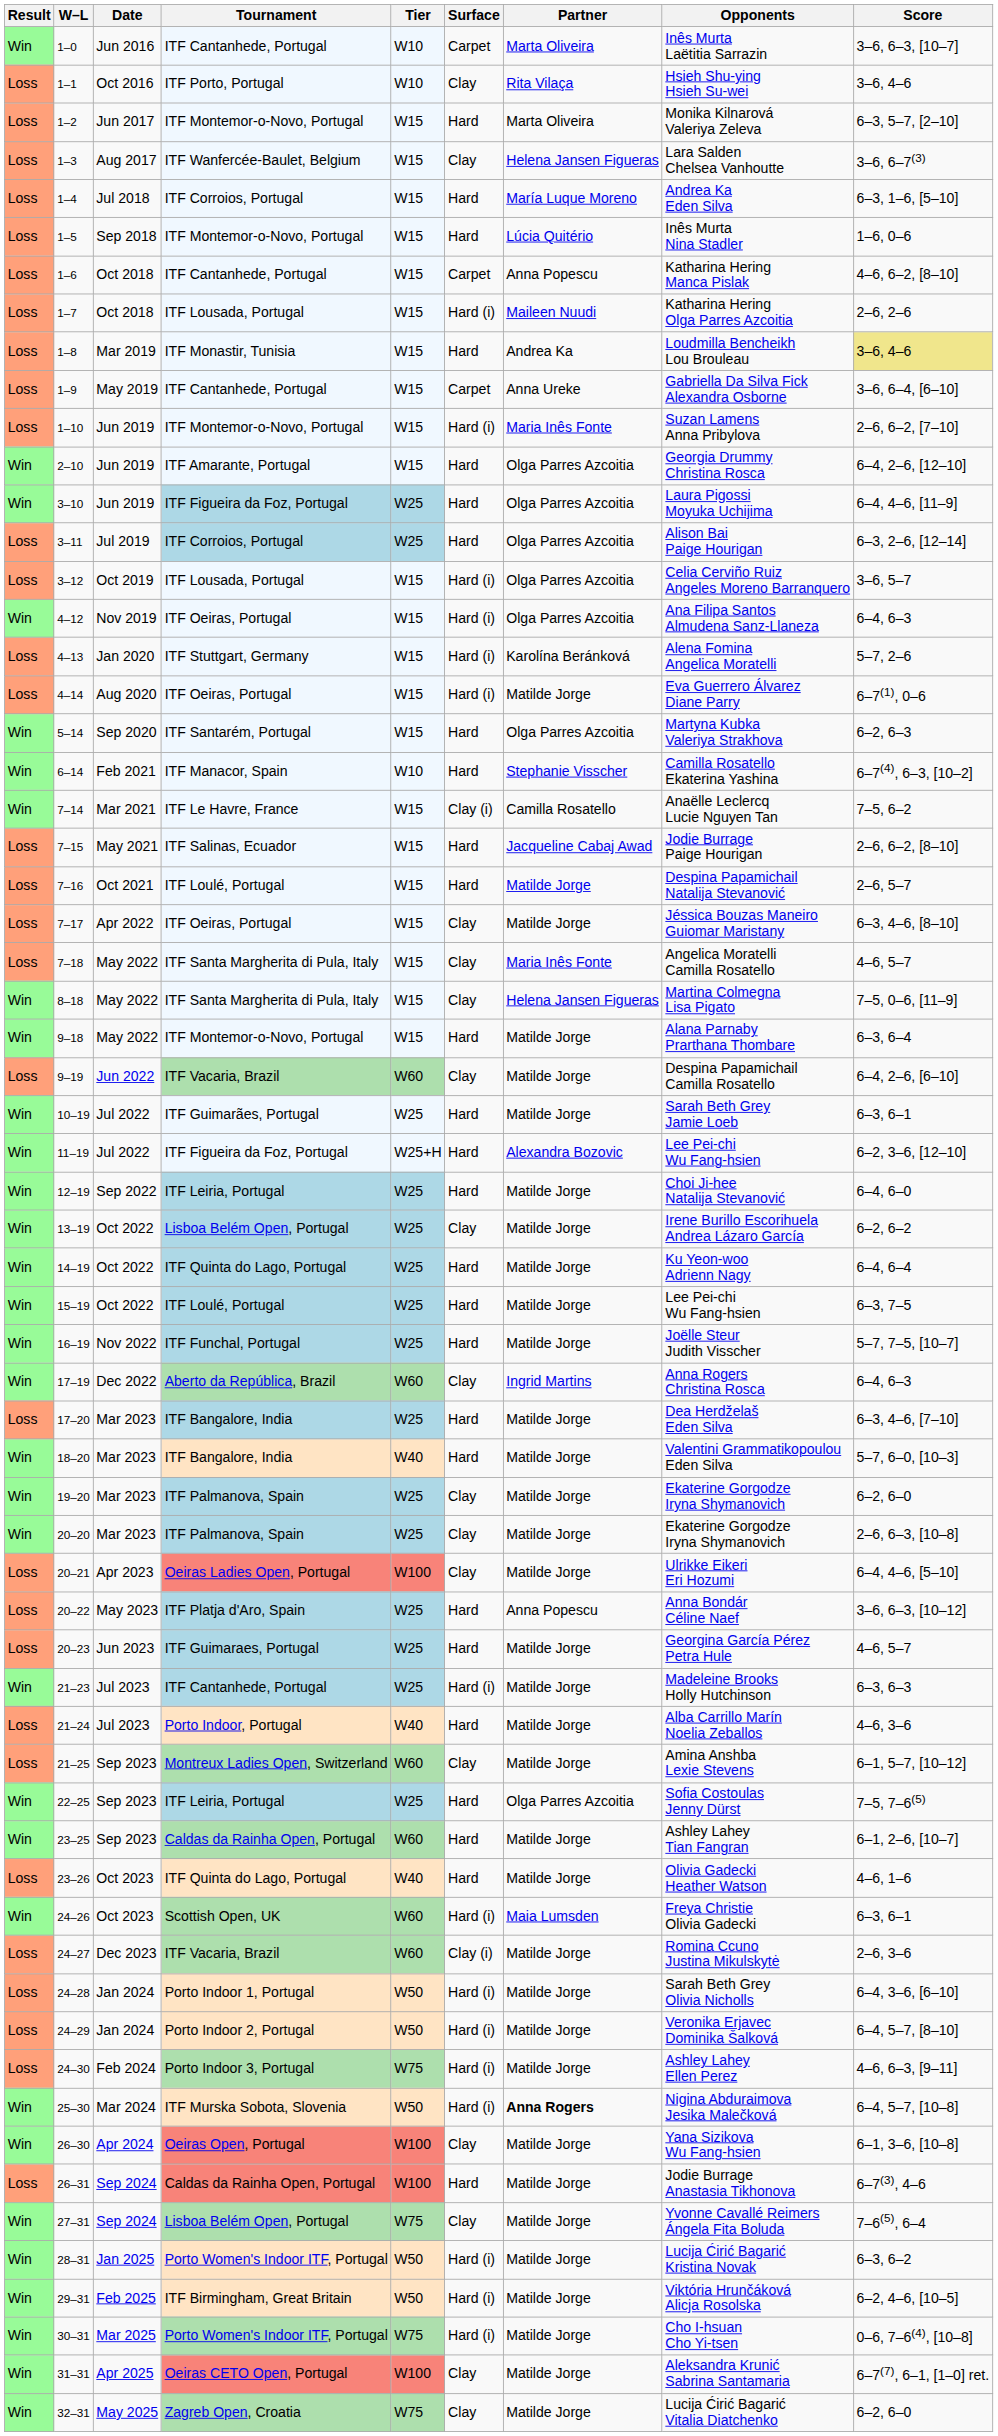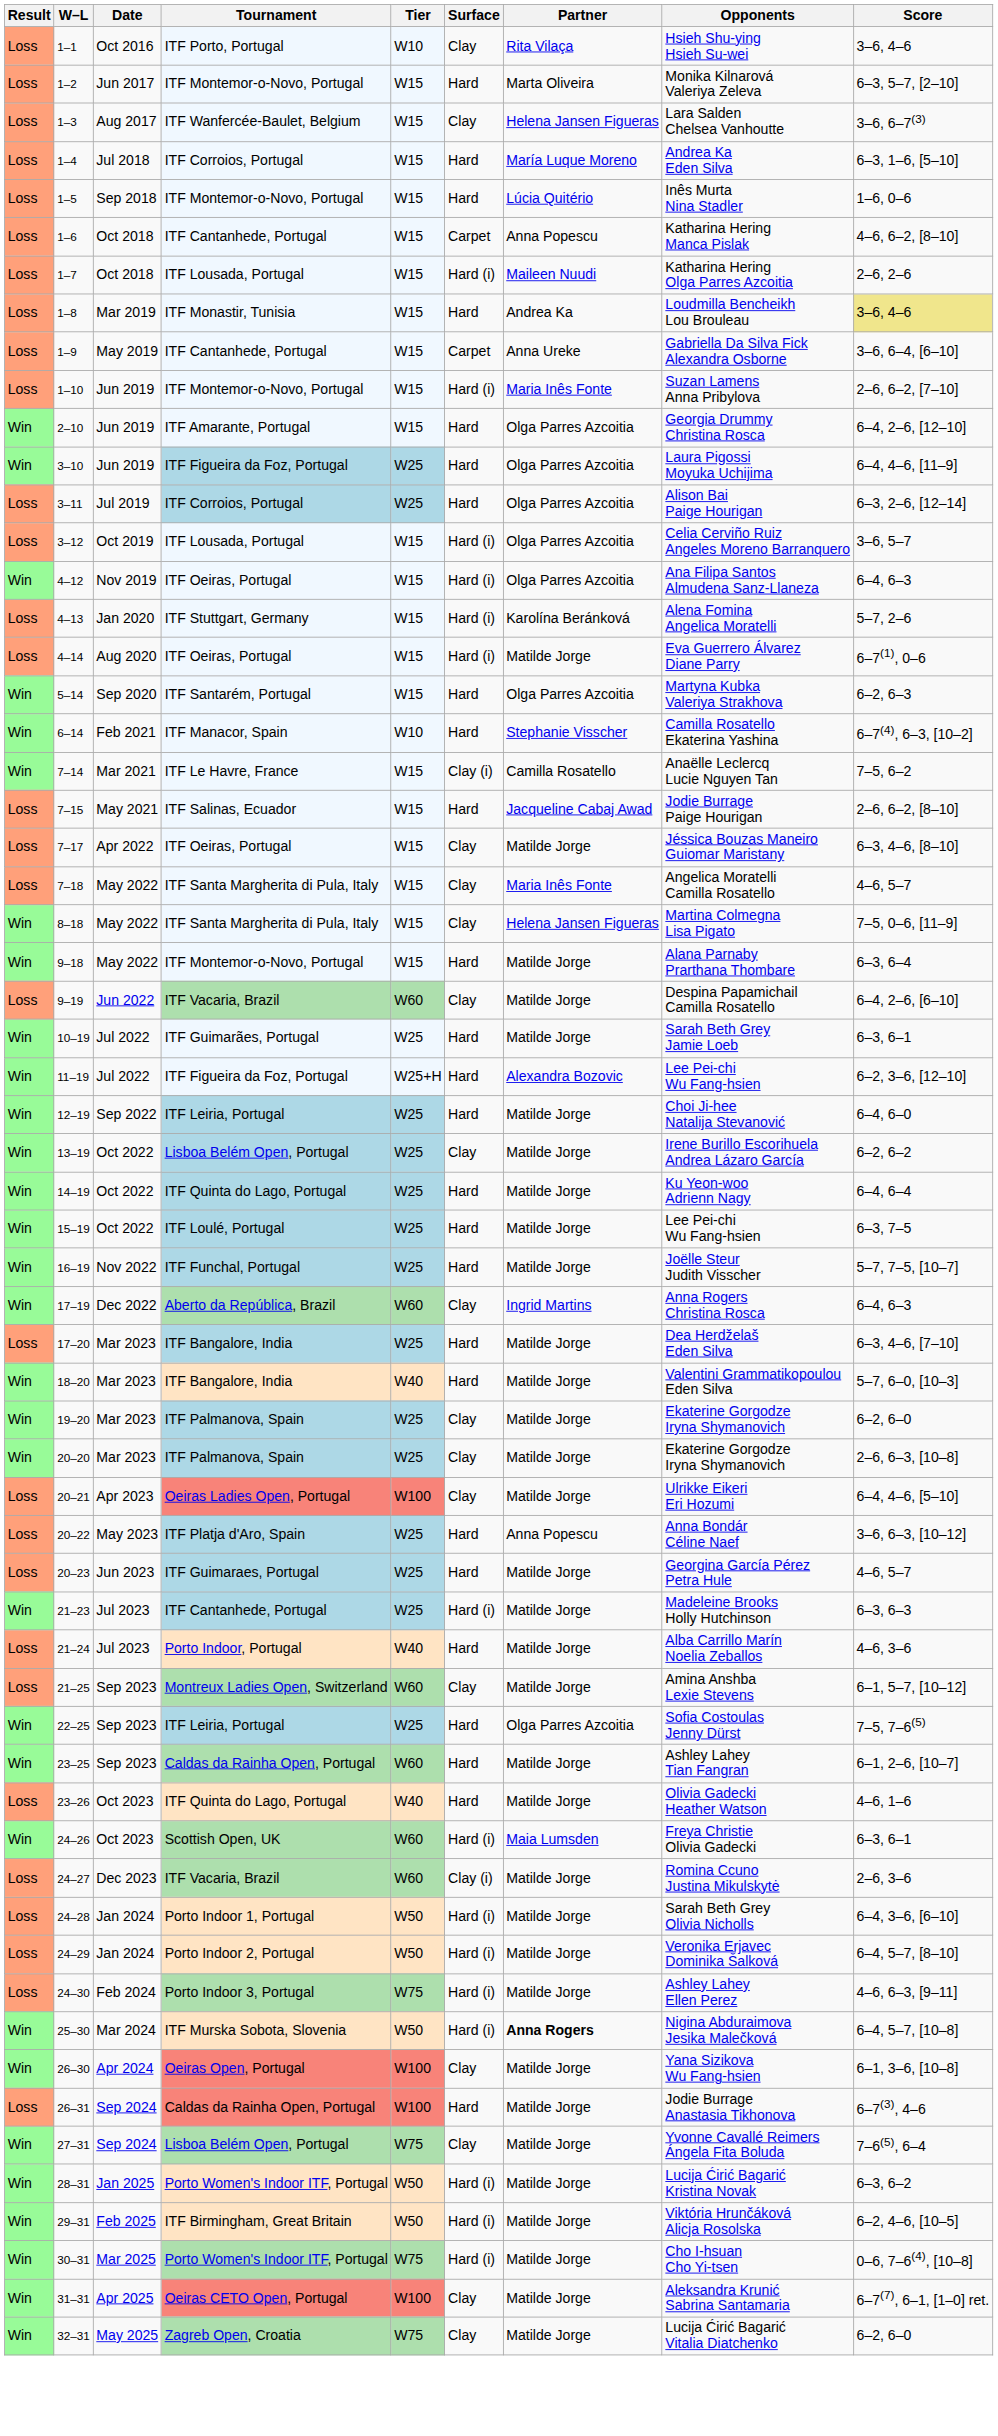- row: (67, 46)
- row: (70, 886)
